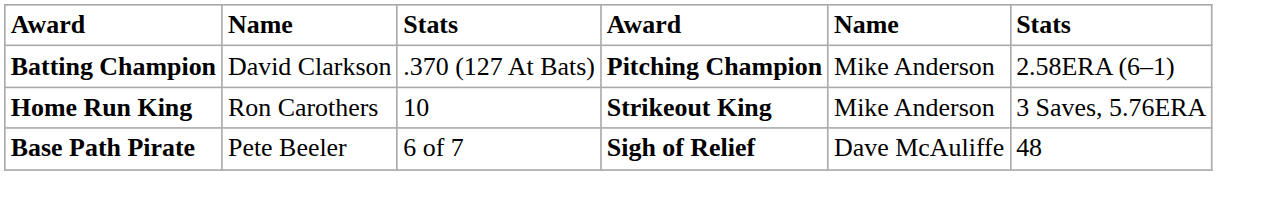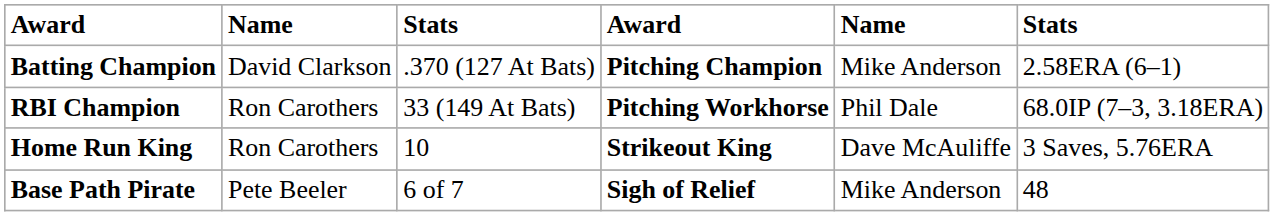+ row: (95, 107)
(914, 107) Mike Anderson -> (926, 148) Dave McAuliffe
(919, 148) Dave McAuliffe -> (921, 189) Mike Anderson
